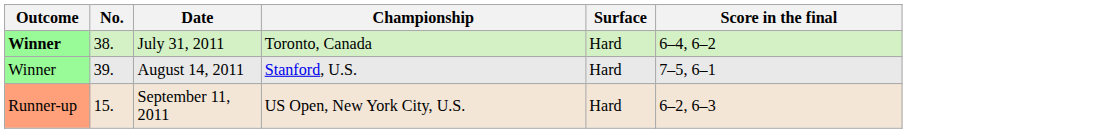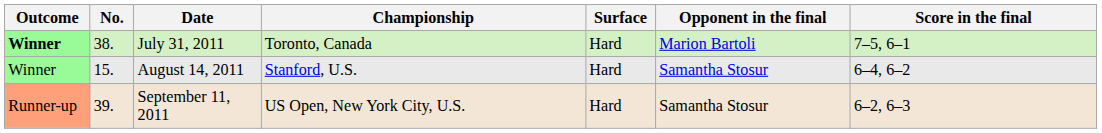+ column: (753, 17)
(687, 43) 6–4, 6–2 -> (882, 43) 7–5, 6–1
(104, 69) 39. -> (104, 69) 15.
(687, 69) 7–5, 6–1 -> (882, 69) 6–4, 6–2
(104, 105) 15. -> (104, 105) 39.
